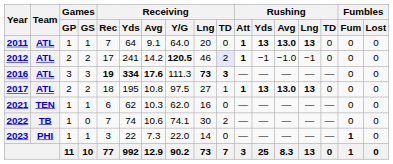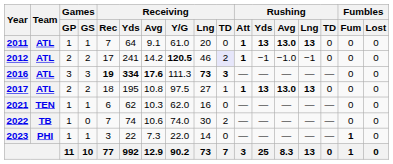(180, 43) 64.0 -> (180, 43) 61.0
(180, 120) 74.1 -> (180, 120) 74.0
